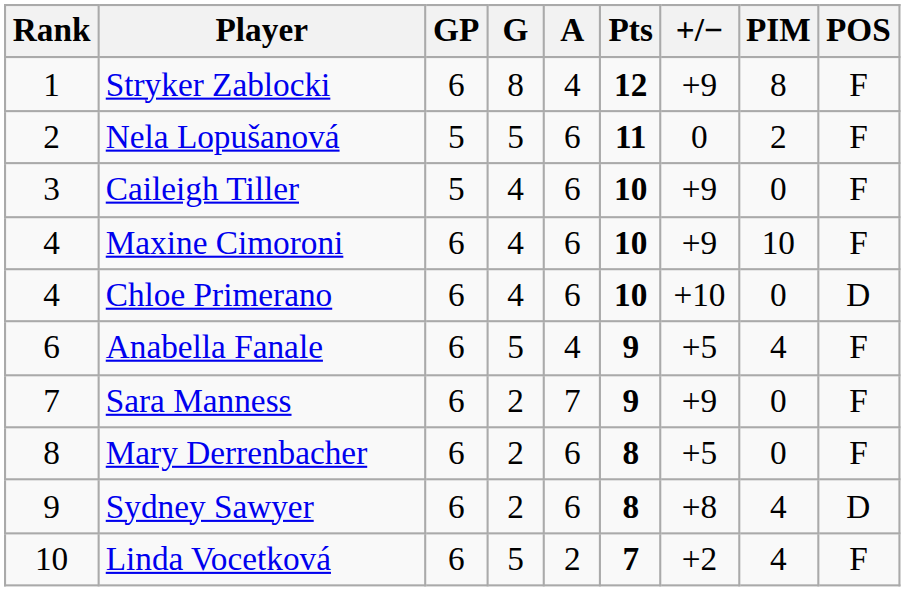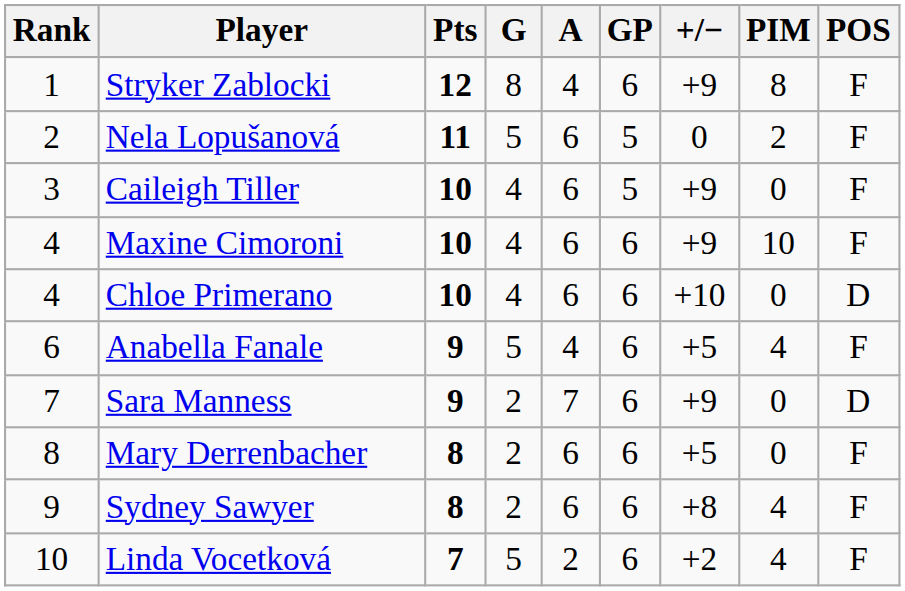columns swapped: (456, 30) <-> (631, 30)
(858, 400) F -> (858, 400) D
(858, 505) D -> (858, 505) F
